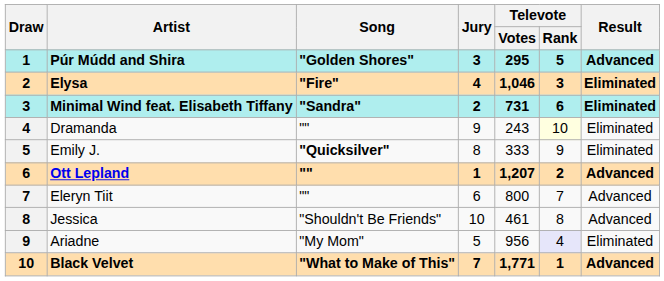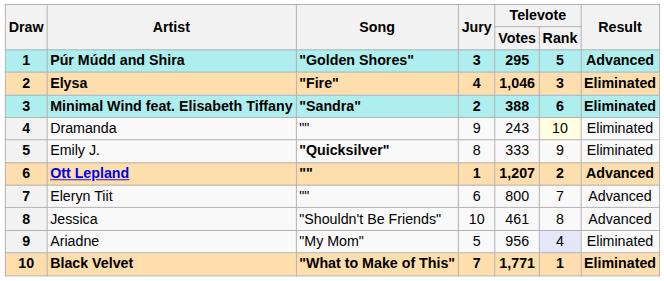(517, 106) 731 -> (517, 106) 388
(620, 264) Advanced -> (620, 264) Eliminated
